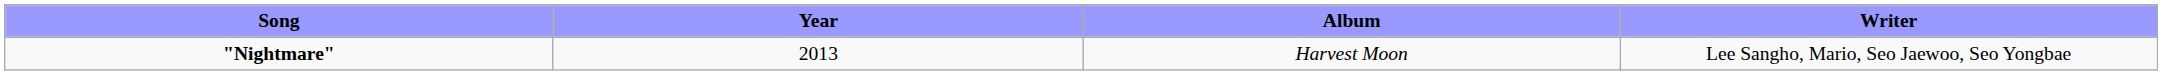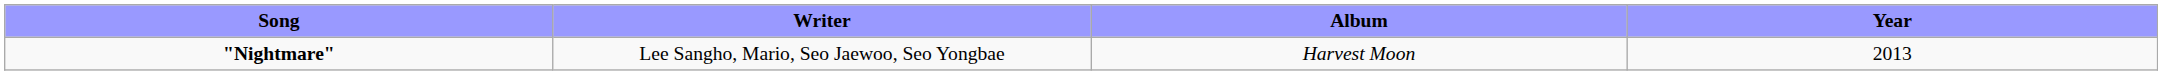columns swapped: (1889, 20) <-> (818, 20)
